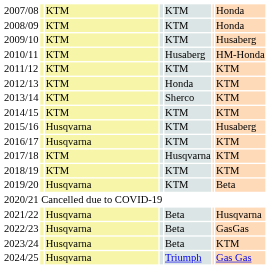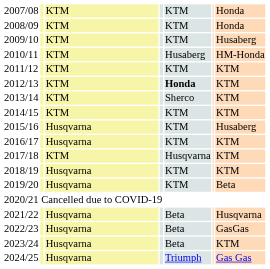(179, 83) normal -> (180, 83) bold
(57, 170) KTM -> (69, 170) Husqvarna
